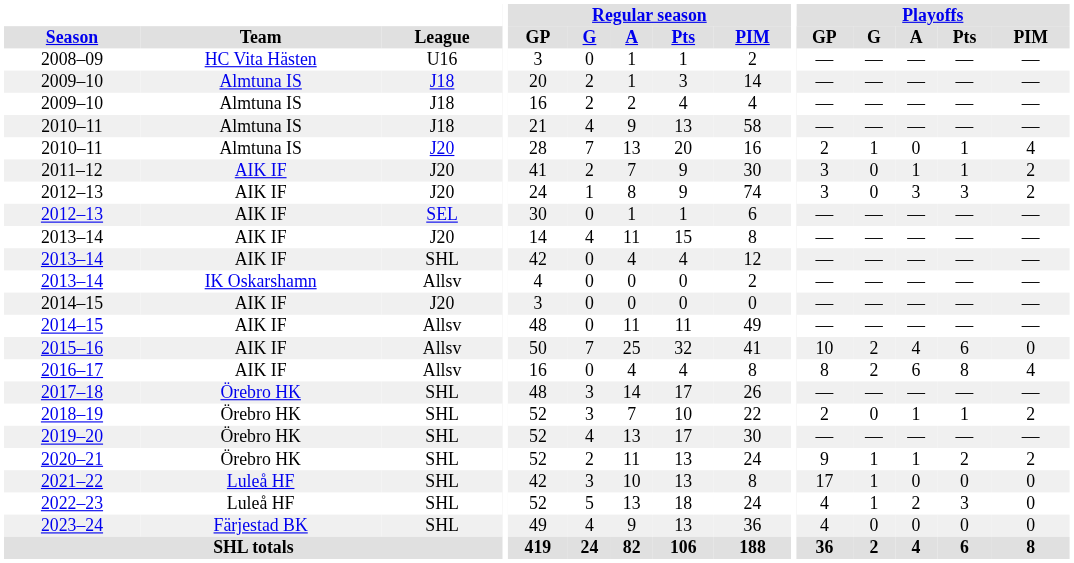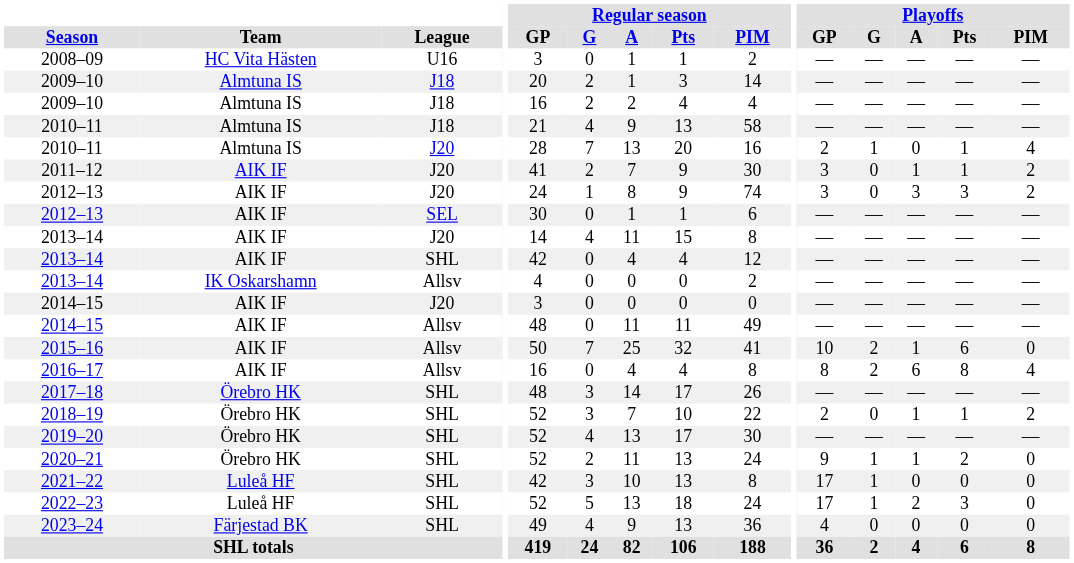(916, 348) 4 -> (916, 348) 1
(1031, 459) 2 -> (1031, 459) 0
(824, 503) 4 -> (824, 503) 17
